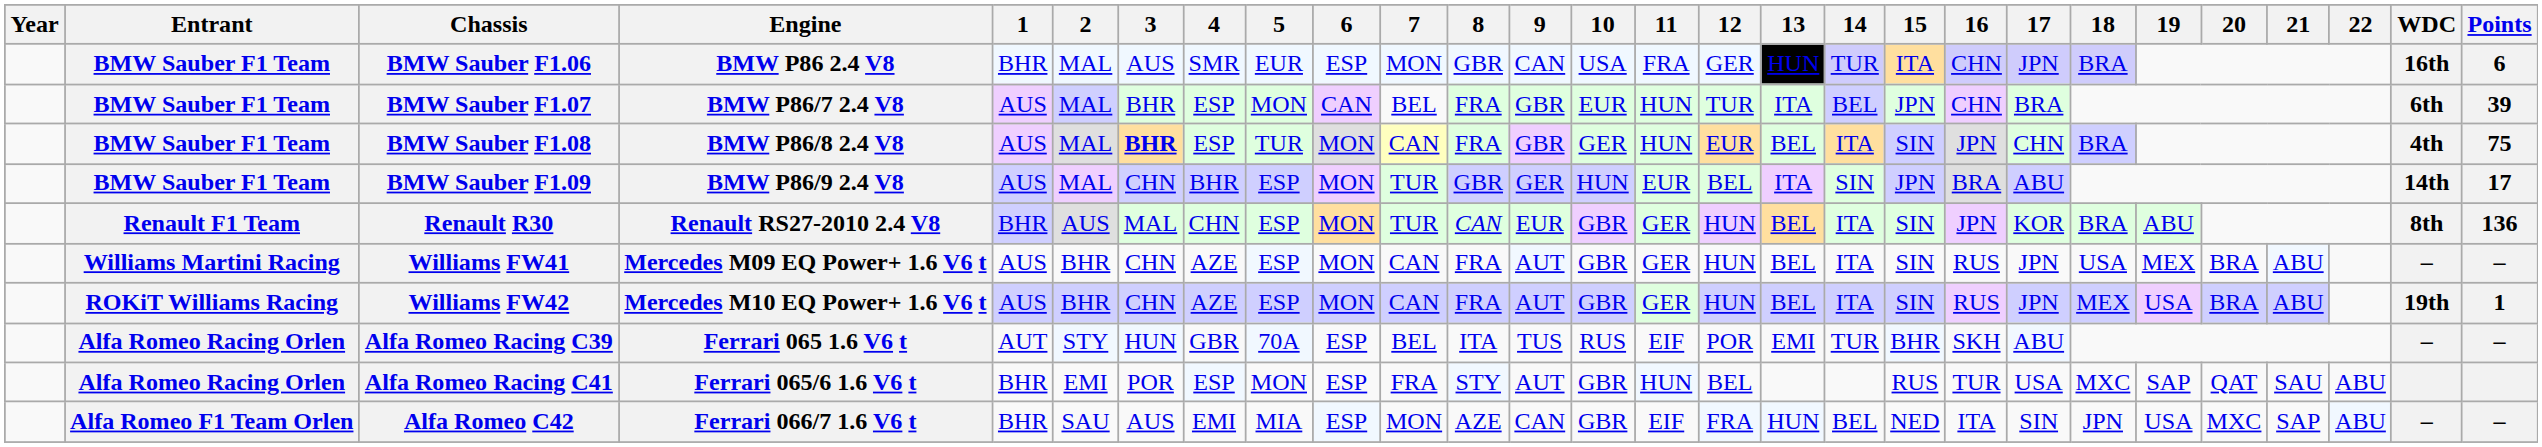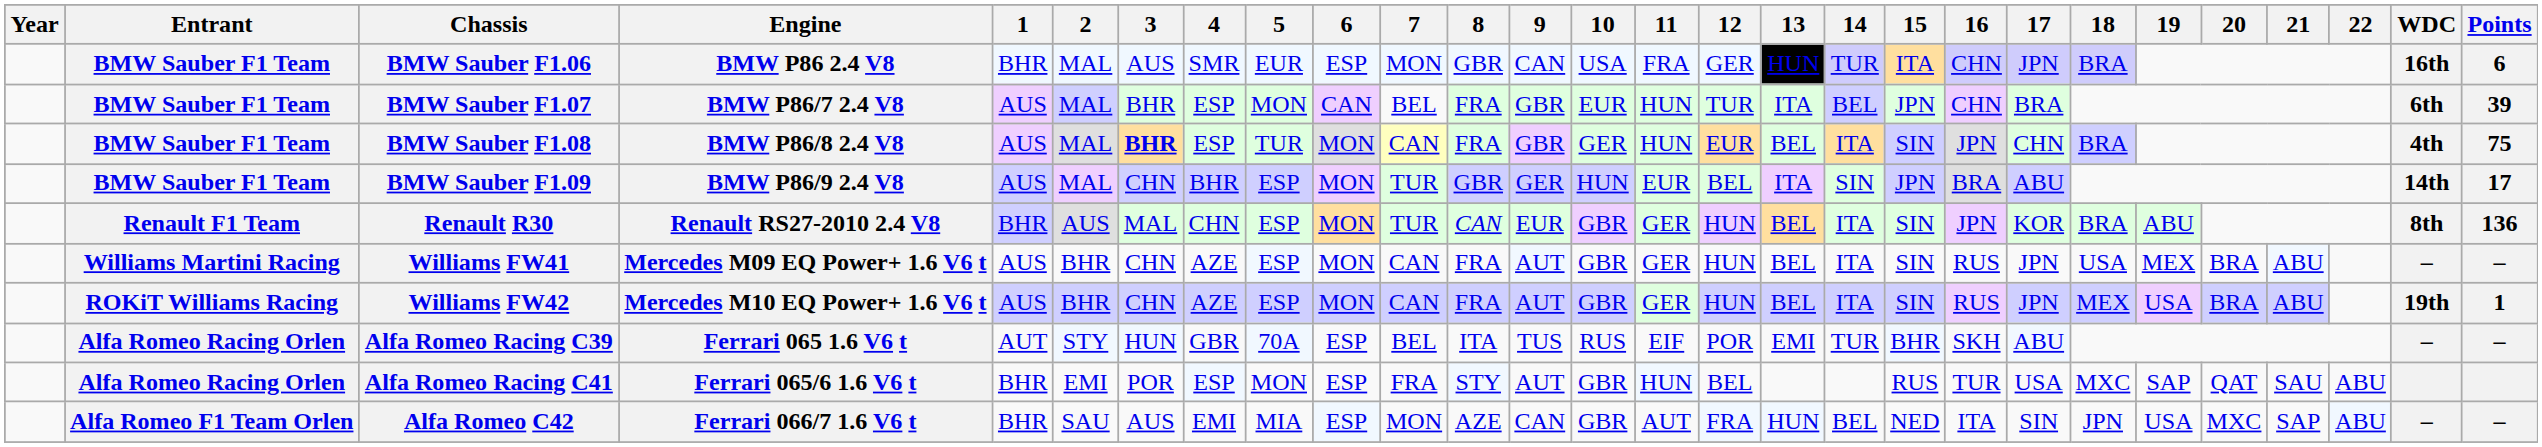(1666, 421) EIF -> (1666, 421) AUT
